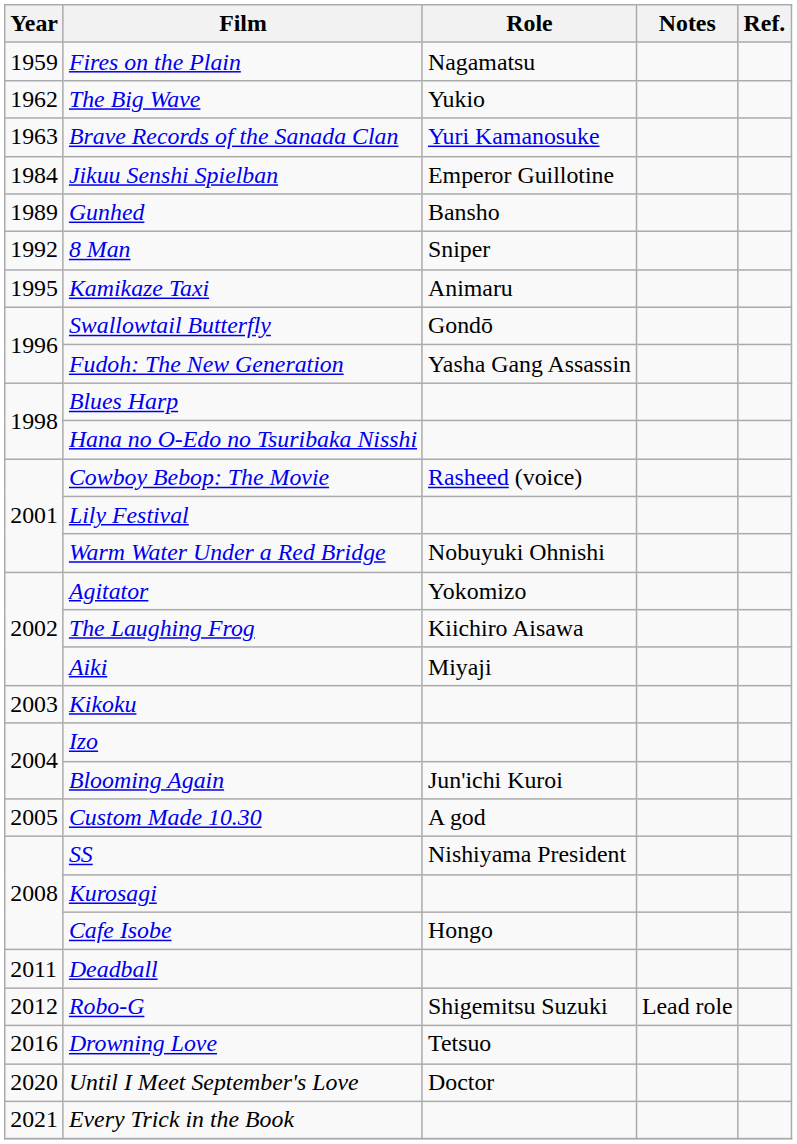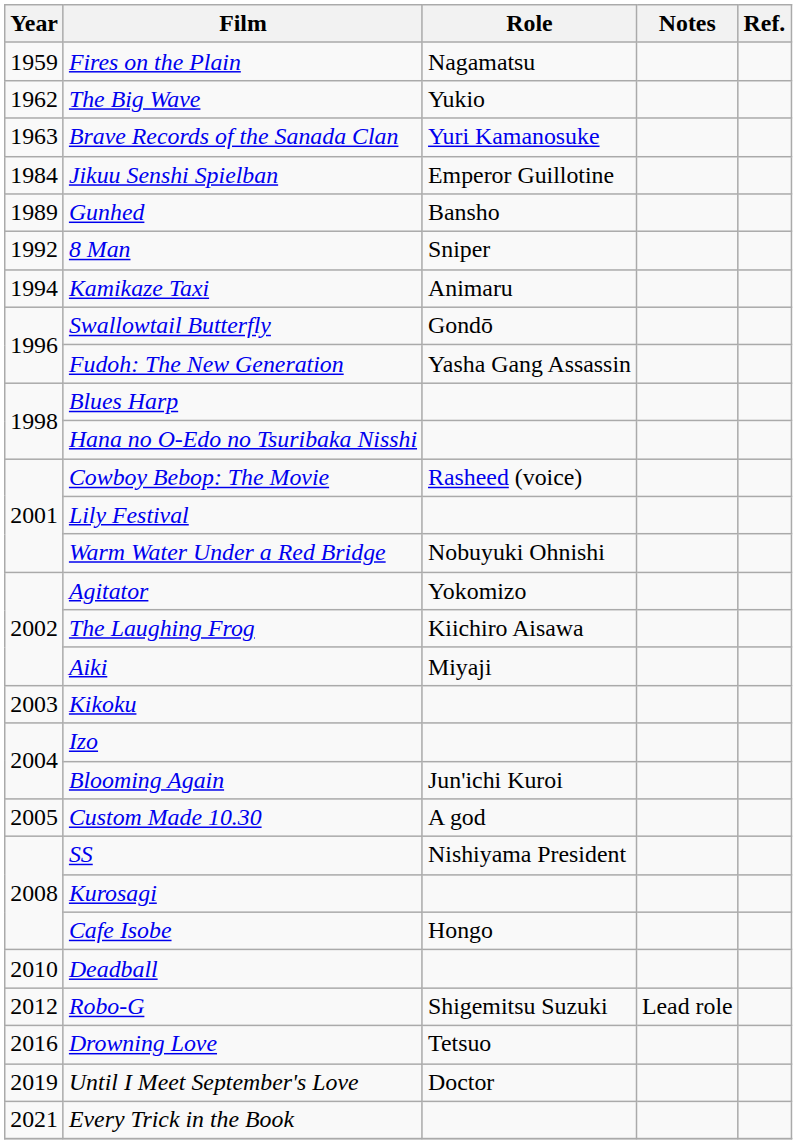(34, 288) 1995 -> (34, 288) 1994
(34, 968) 2011 -> (34, 968) 2010
(34, 1082) 2020 -> (34, 1082) 2019
